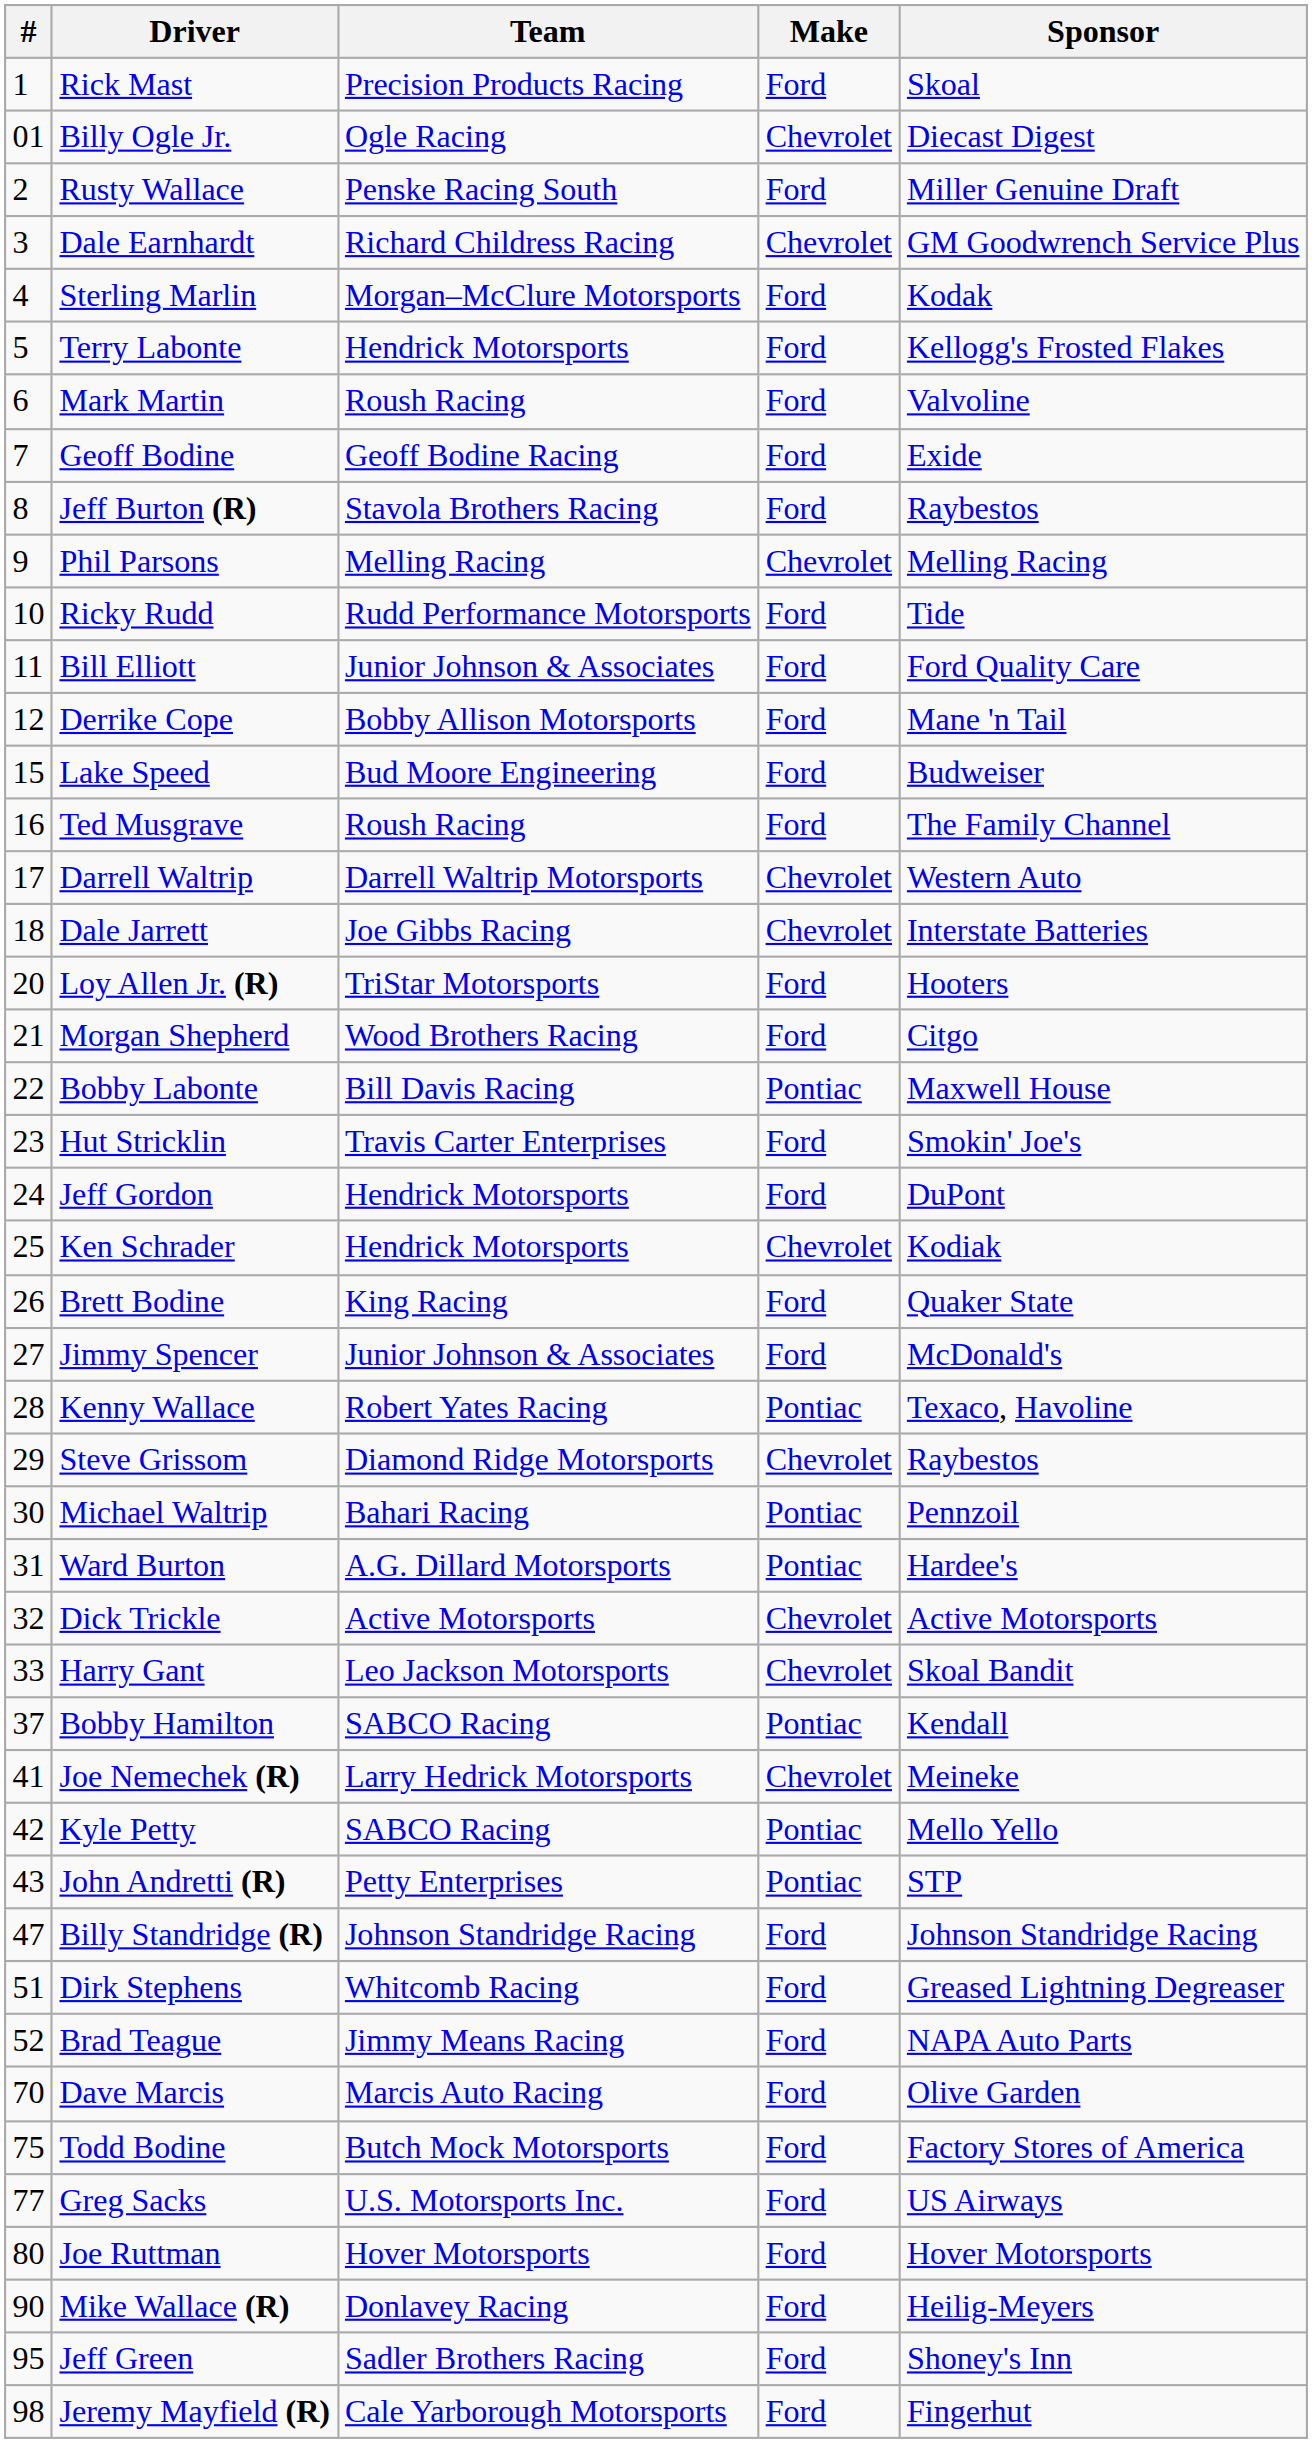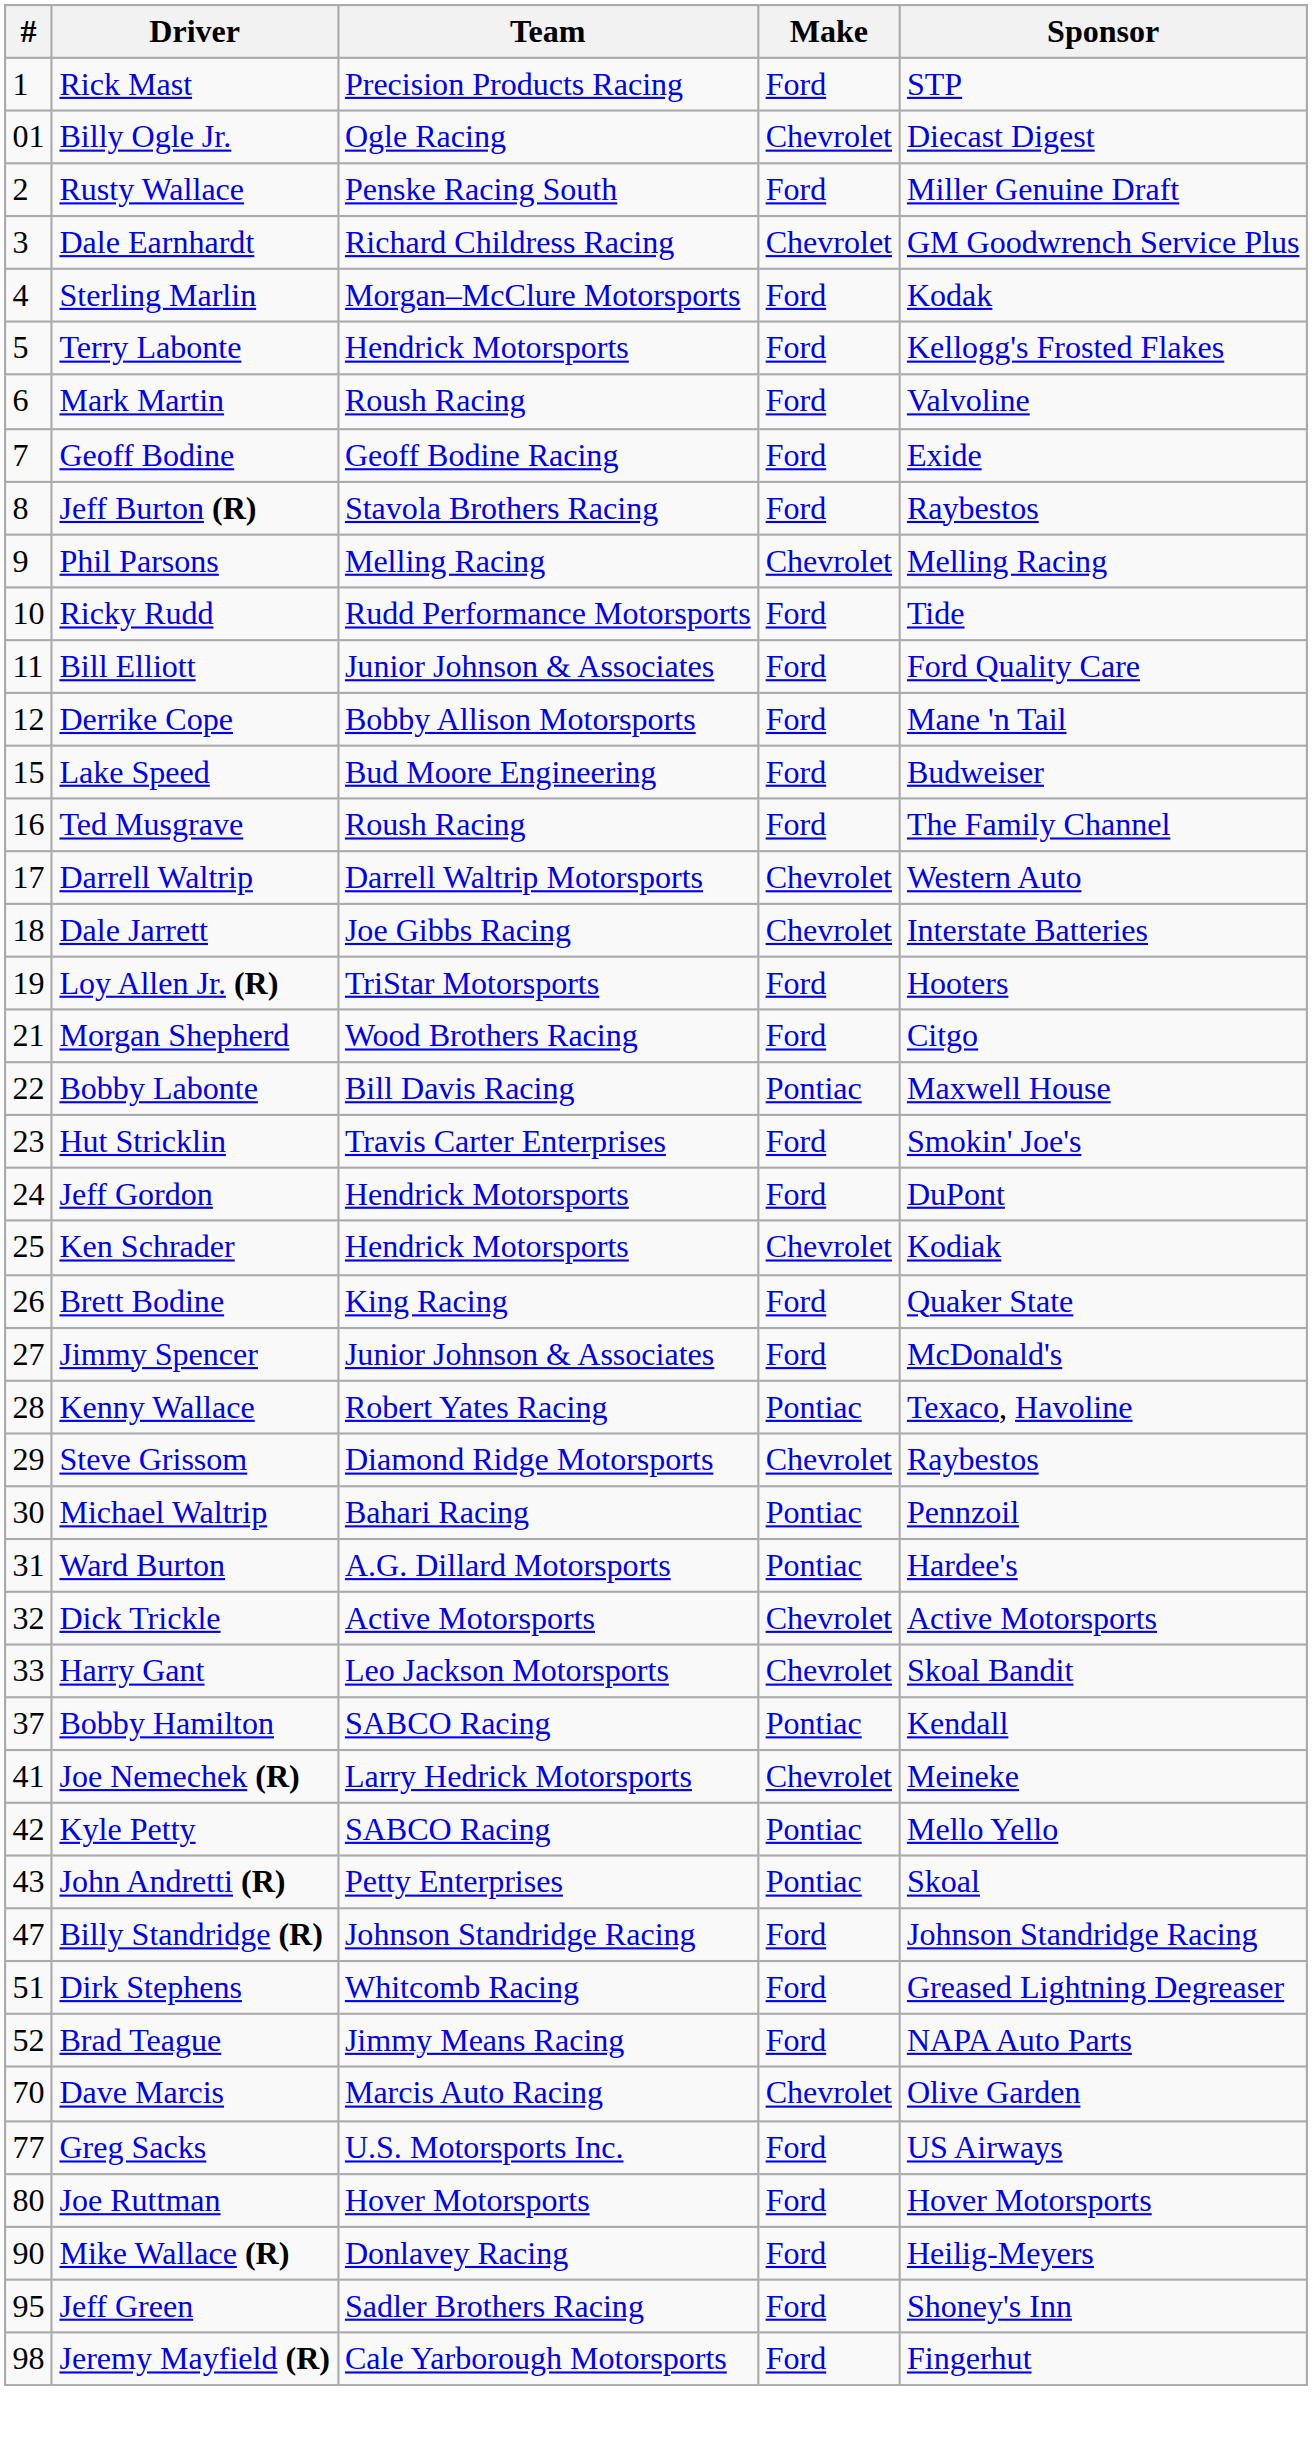(943, 84) Skoal -> (935, 84) STP
(29, 983) 20 -> (29, 983) 19
(935, 1881) STP -> (943, 1881) Skoal
(796, 2093) Ford -> (829, 2093) Chevrolet
- row: (142, 2146)
